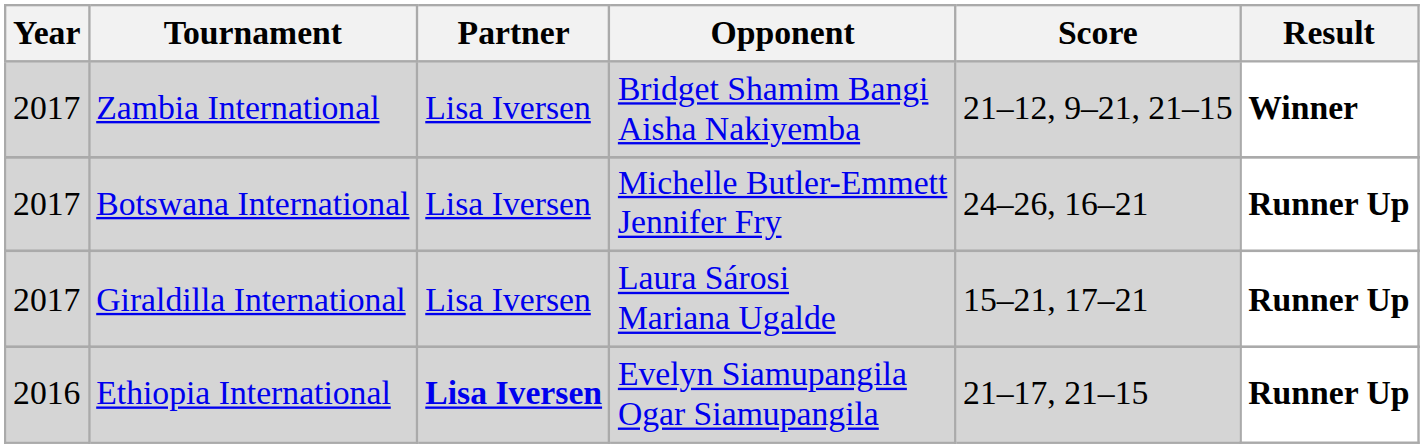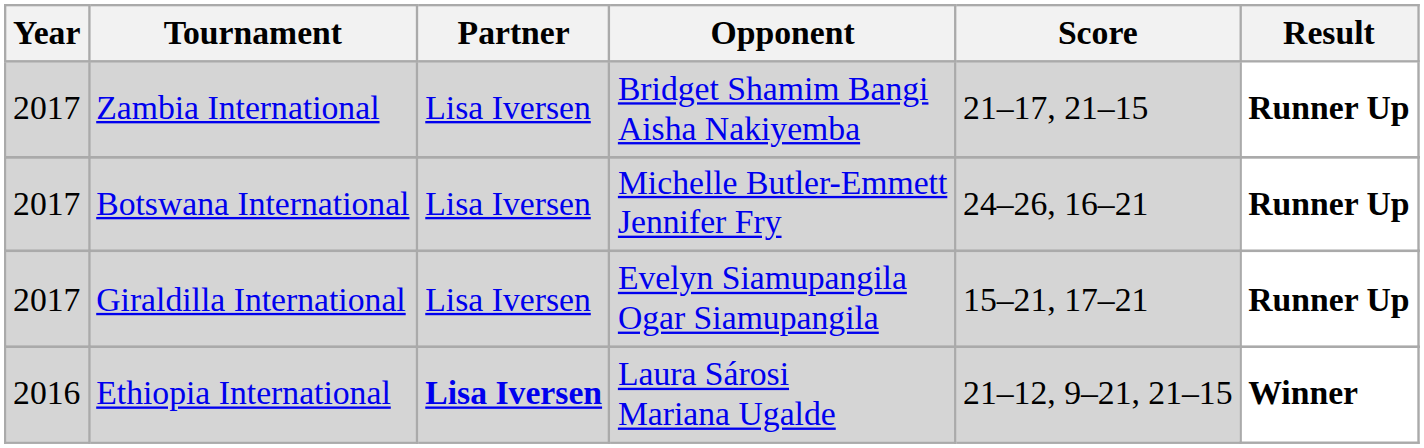(1098, 108) 21–12, 9–21, 21–15 -> (1056, 108) 21–17, 21–15
(1303, 108) Winner -> (1329, 108) Runner Up
(727, 298) Laura Sárosi Mariana Ugalde -> (762, 298) Evelyn Siamupangila Ogar Siamupangila
(762, 394) Evelyn Siamupangila Ogar Siamupangila -> (727, 394) Laura Sárosi Mariana Ugalde
(1056, 394) 21–17, 21–15 -> (1098, 394) 21–12, 9–21, 21–15
(1329, 394) Runner Up -> (1303, 394) Winner
